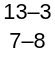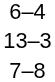+ row: (28, 11)
